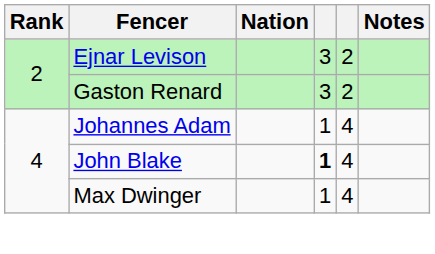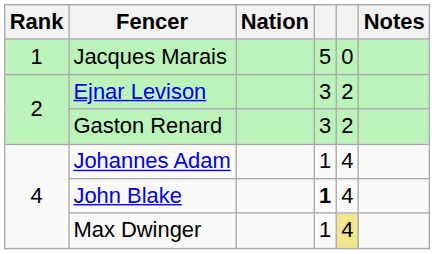+ row: (150, 56)
(347, 195) no background -> (347, 230) khaki background
